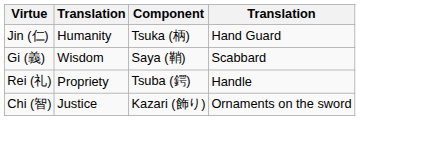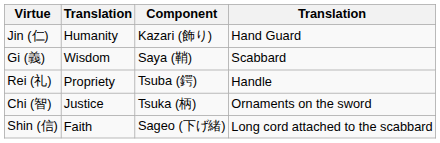(161, 35) Tsuka (柄) -> (175, 35) Kazari (飾り)
(169, 103) Kazari (飾り) -> (167, 103) Tsuka (柄)
+ row: (33, 126)
